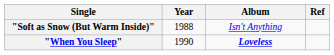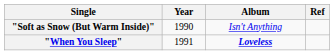(184, 27) 1988 -> (184, 27) 1990
(184, 42) 1990 -> (184, 42) 1991
